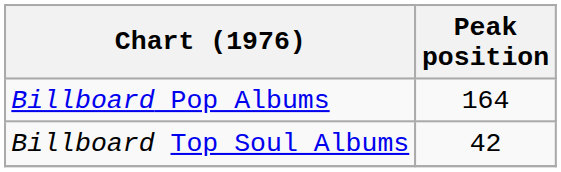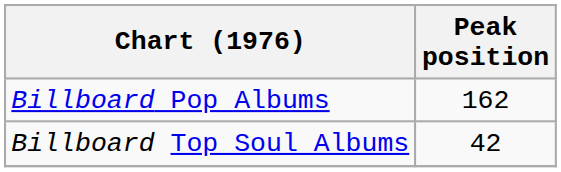(486, 100) 164 -> (486, 100) 162
